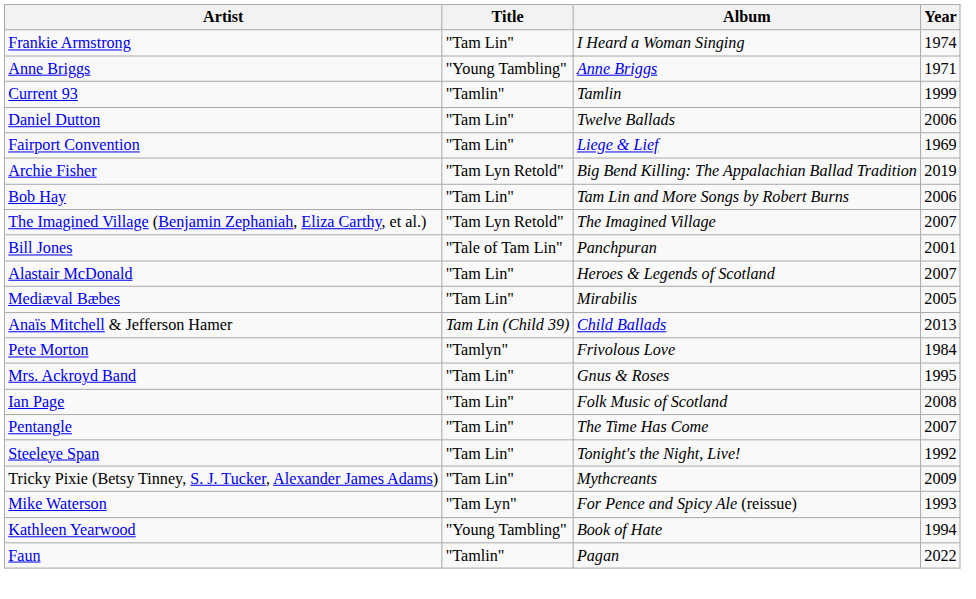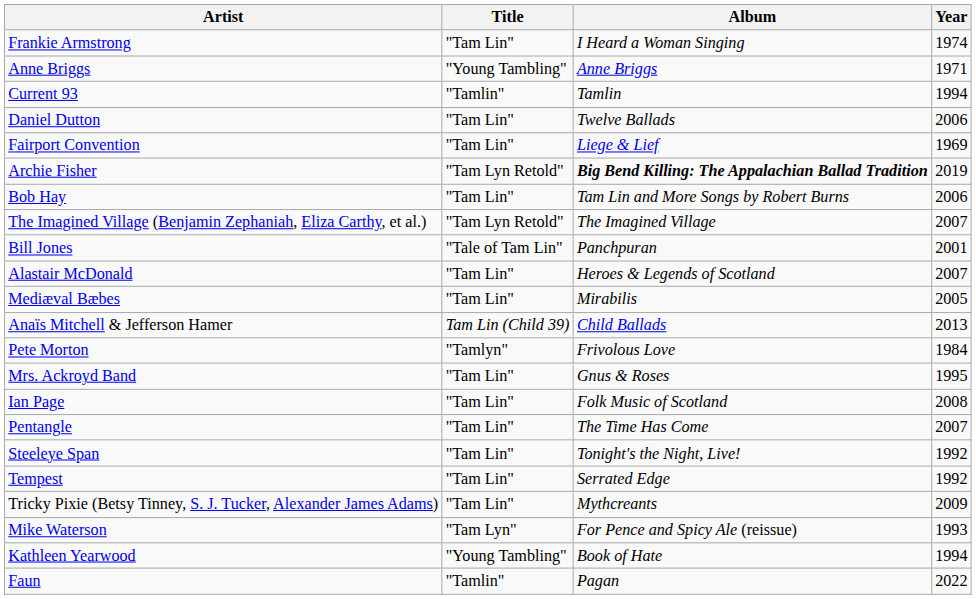(940, 94) 1999 -> (951, 94) 1994
(747, 171) normal -> (752, 171) bold
+ row: (35, 478)
